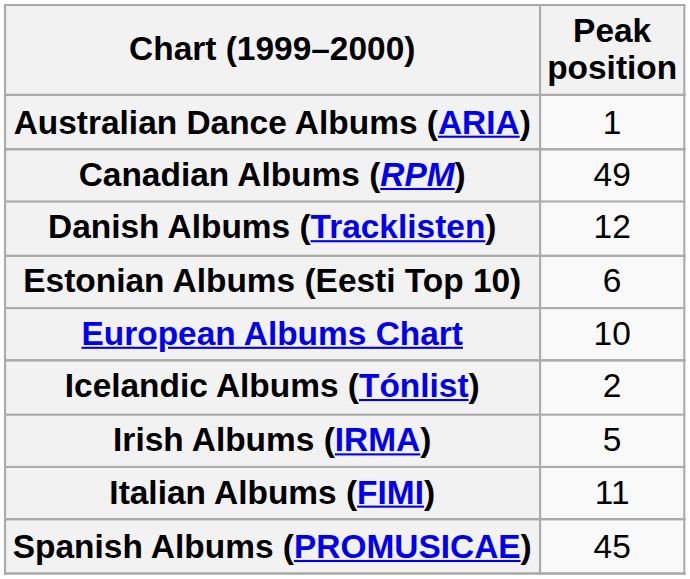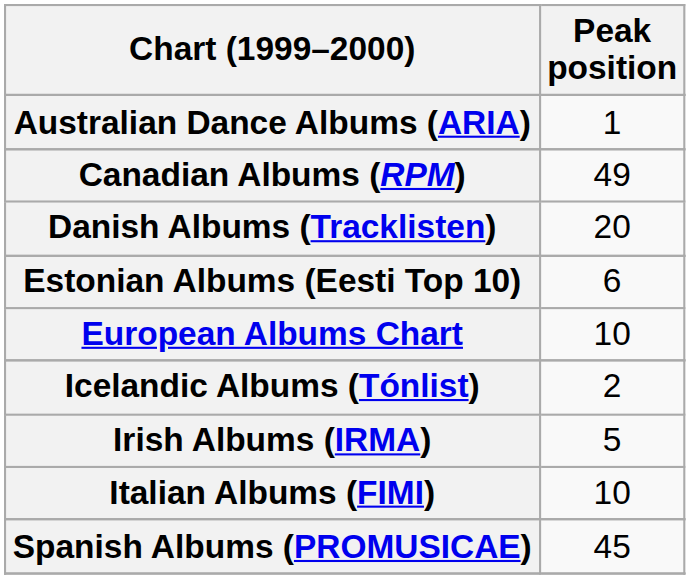(612, 227) 12 -> (612, 227) 20
(612, 492) 11 -> (612, 492) 10
